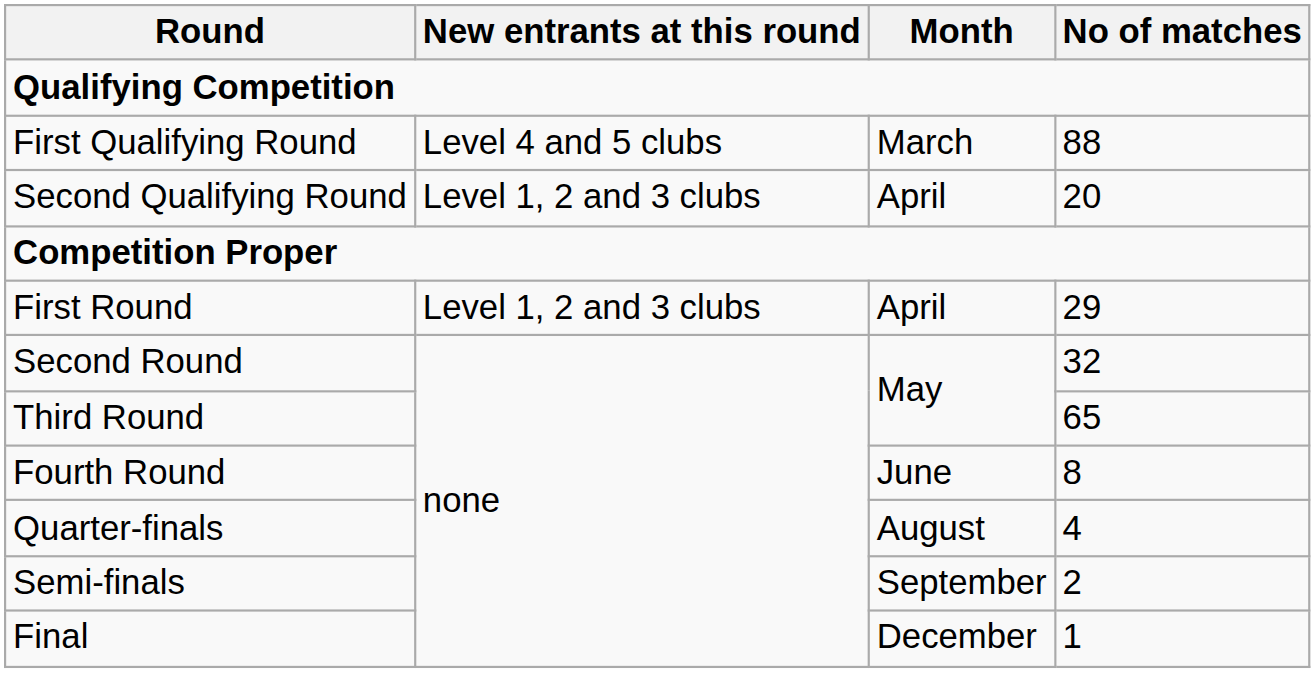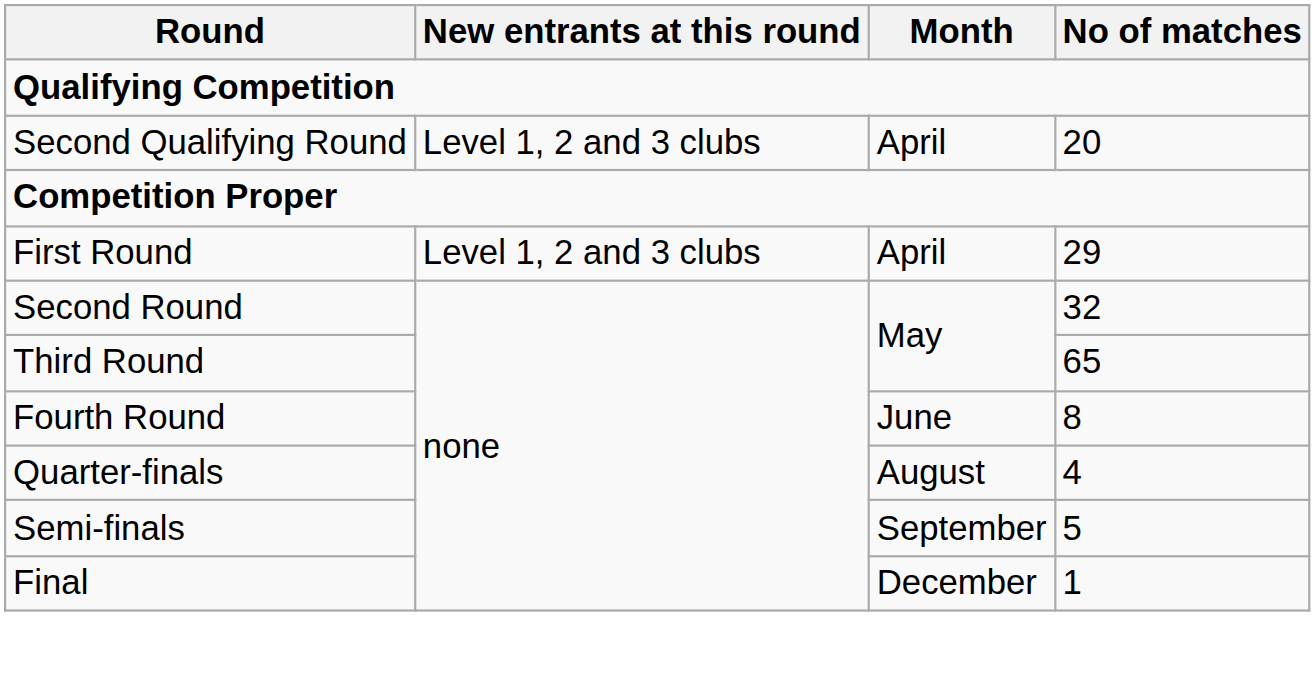- row: (185, 142)
(1072, 582) 2 -> (1072, 527) 5
